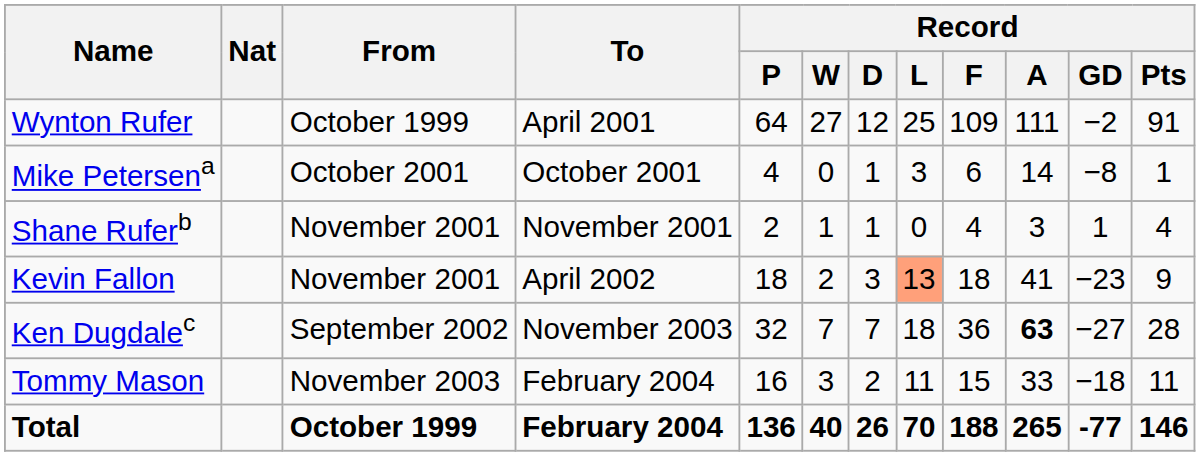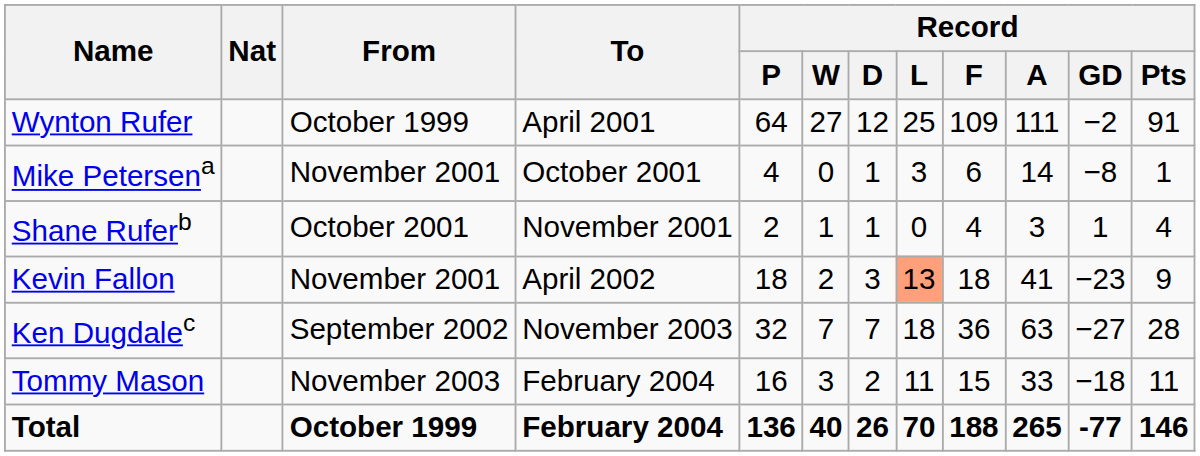(379, 172) October 2001 -> (395, 172) November 2001
(395, 227) November 2001 -> (379, 227) October 2001
(1037, 329) bold -> (1037, 329) normal
